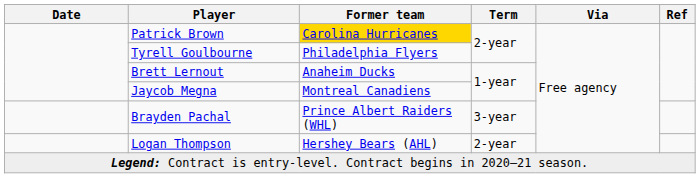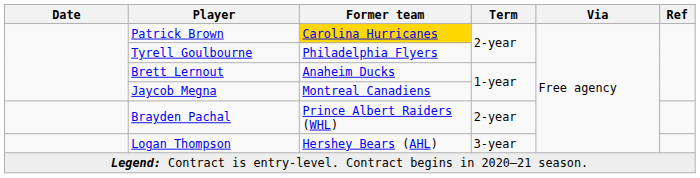(495, 117) 3-year -> (495, 117) 2-year
(495, 143) 2-year -> (495, 143) 3-year
